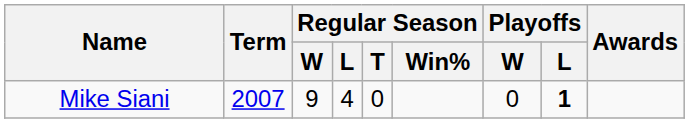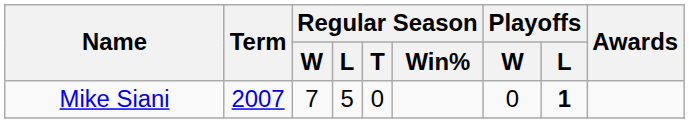(312, 99) 9 -> (312, 99) 7
(347, 99) 4 -> (347, 99) 5
